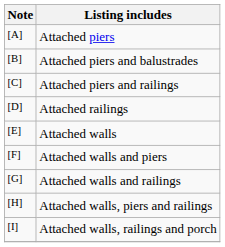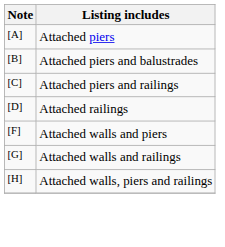- row: (78, 133)
- row: (128, 229)
